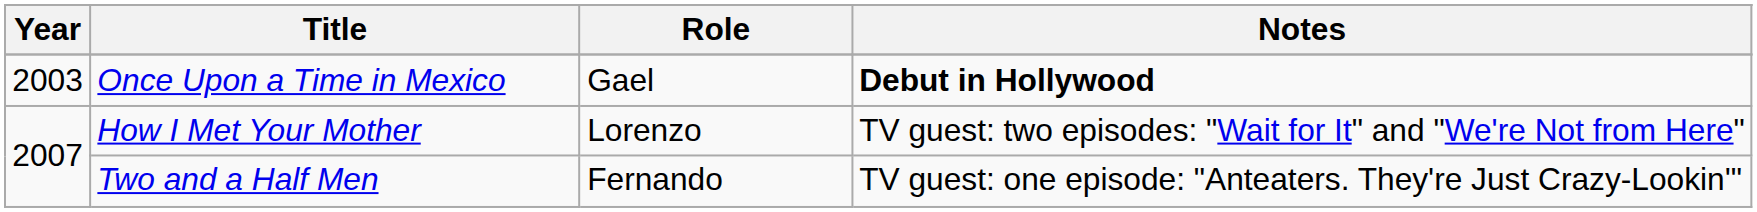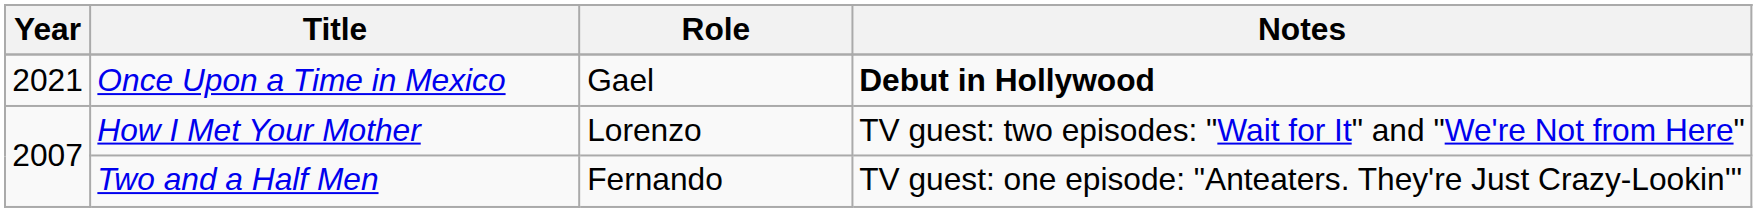(48, 79) 2003 -> (48, 79) 2021
